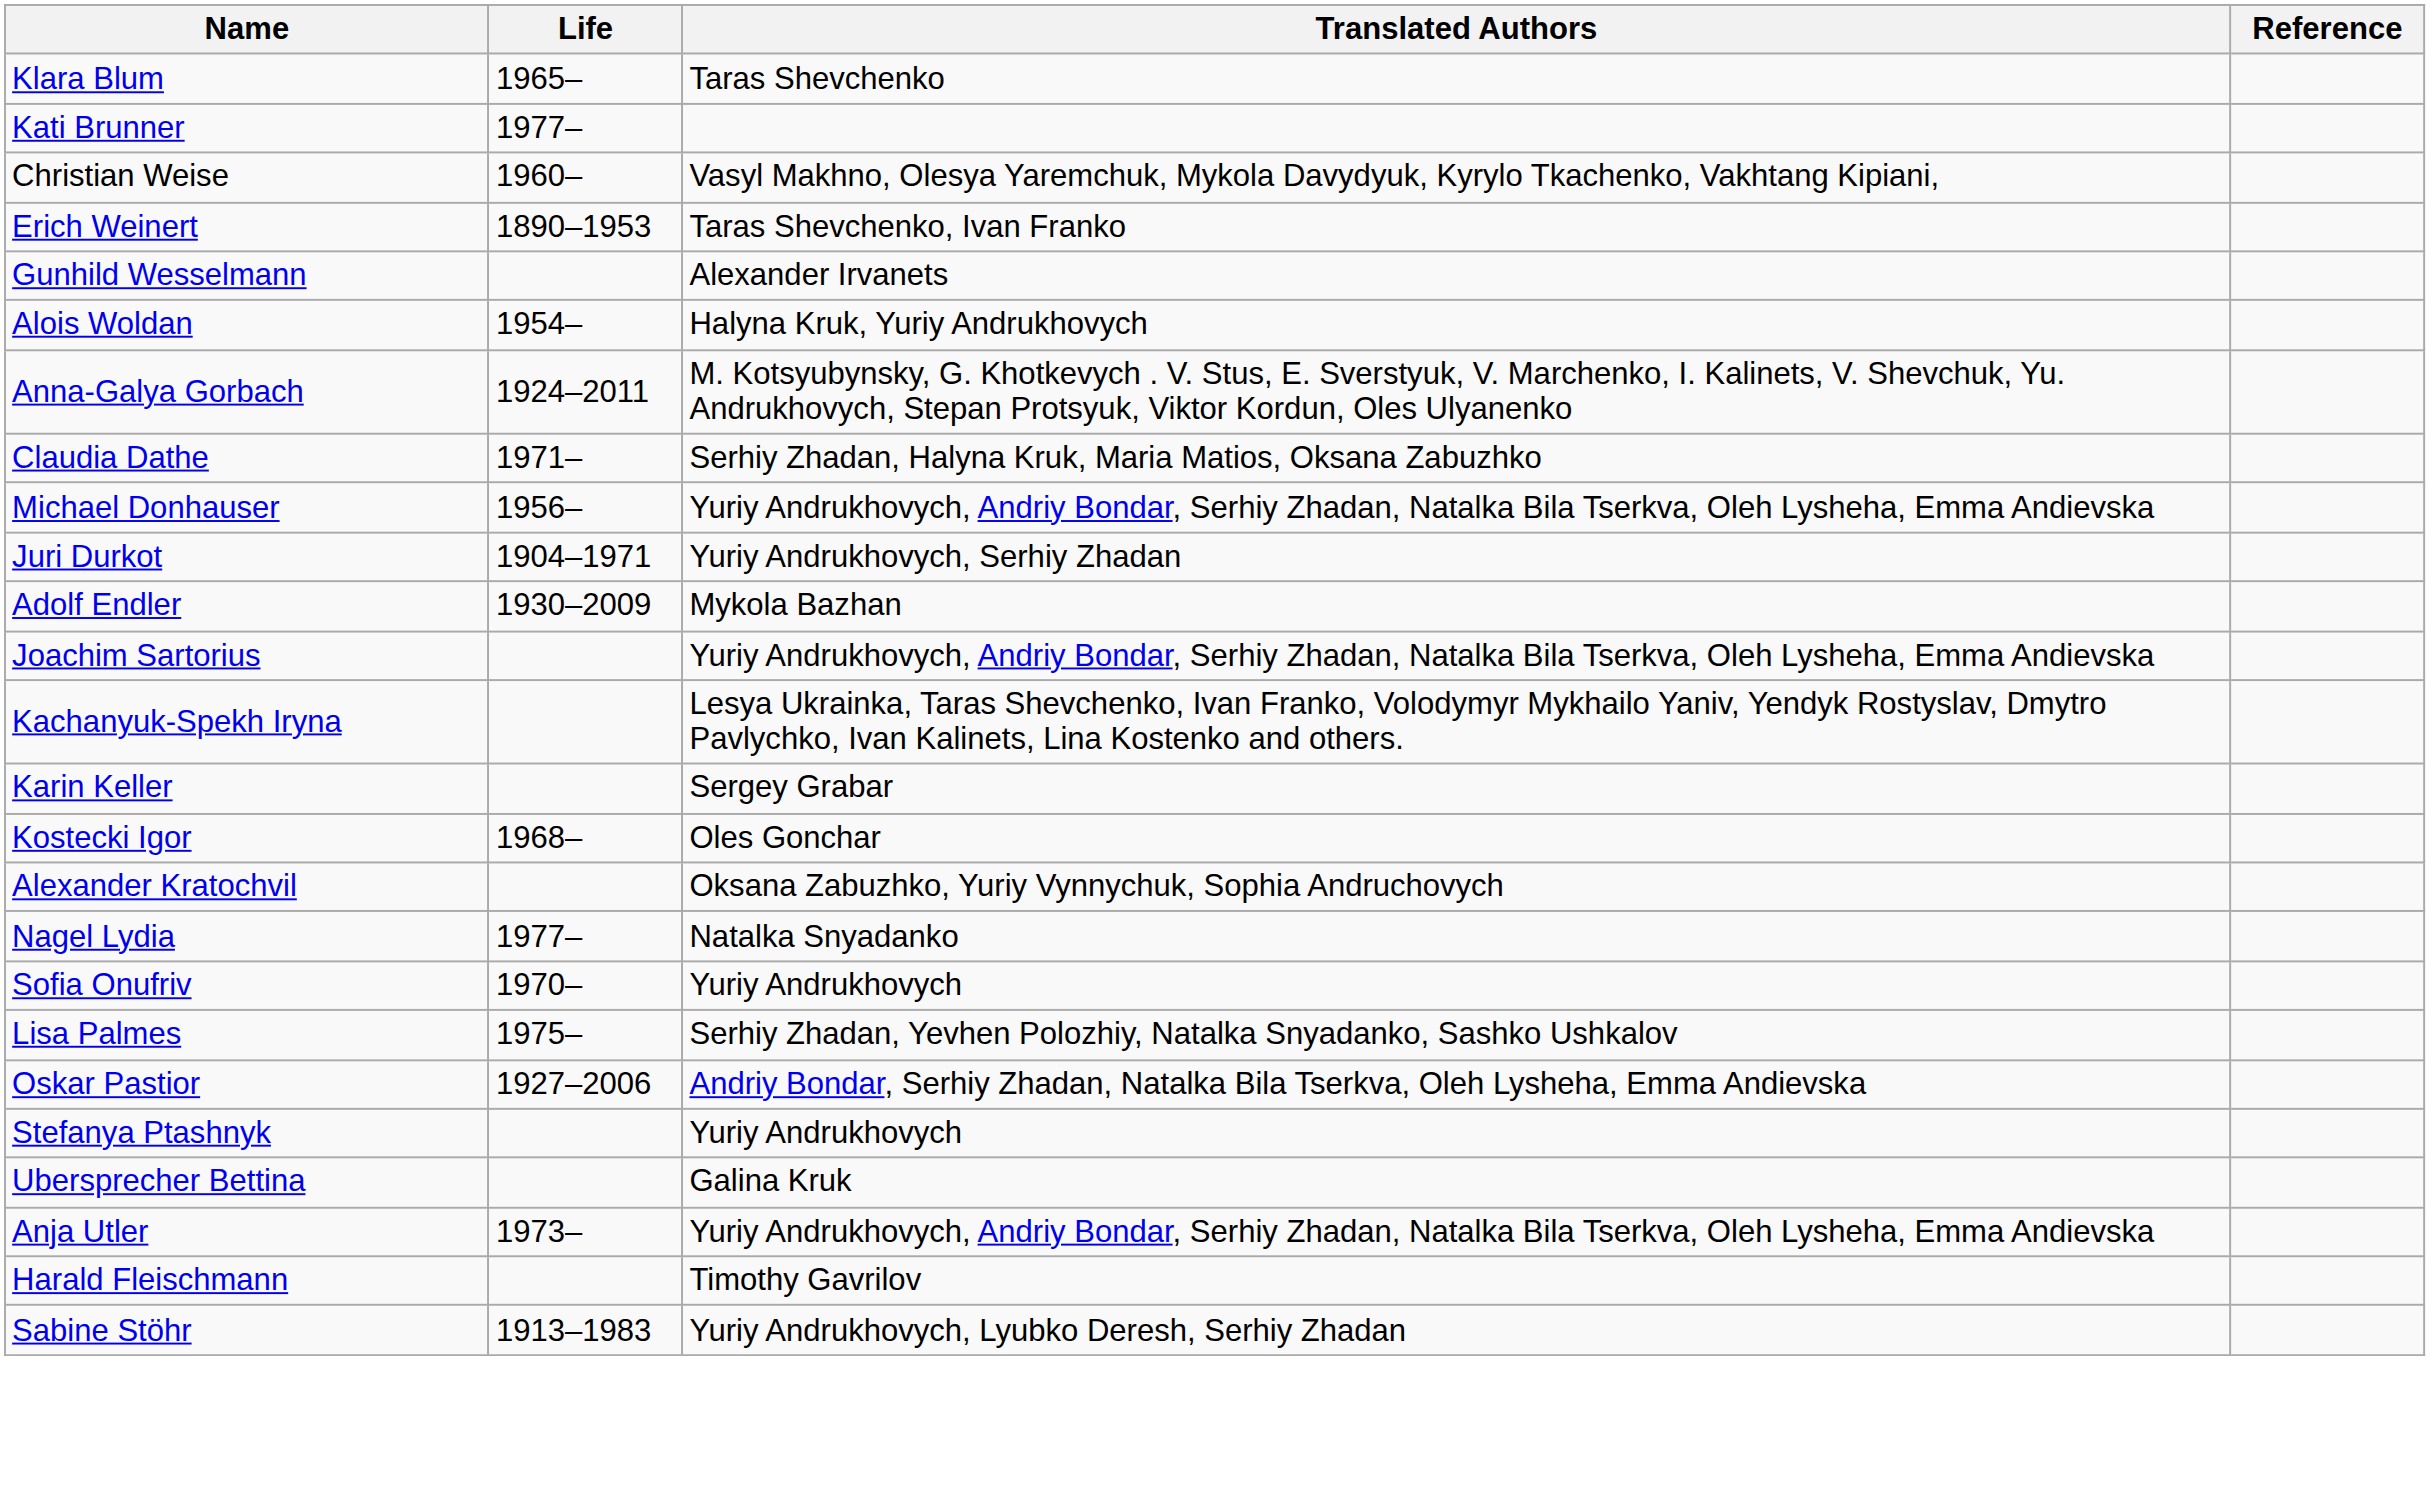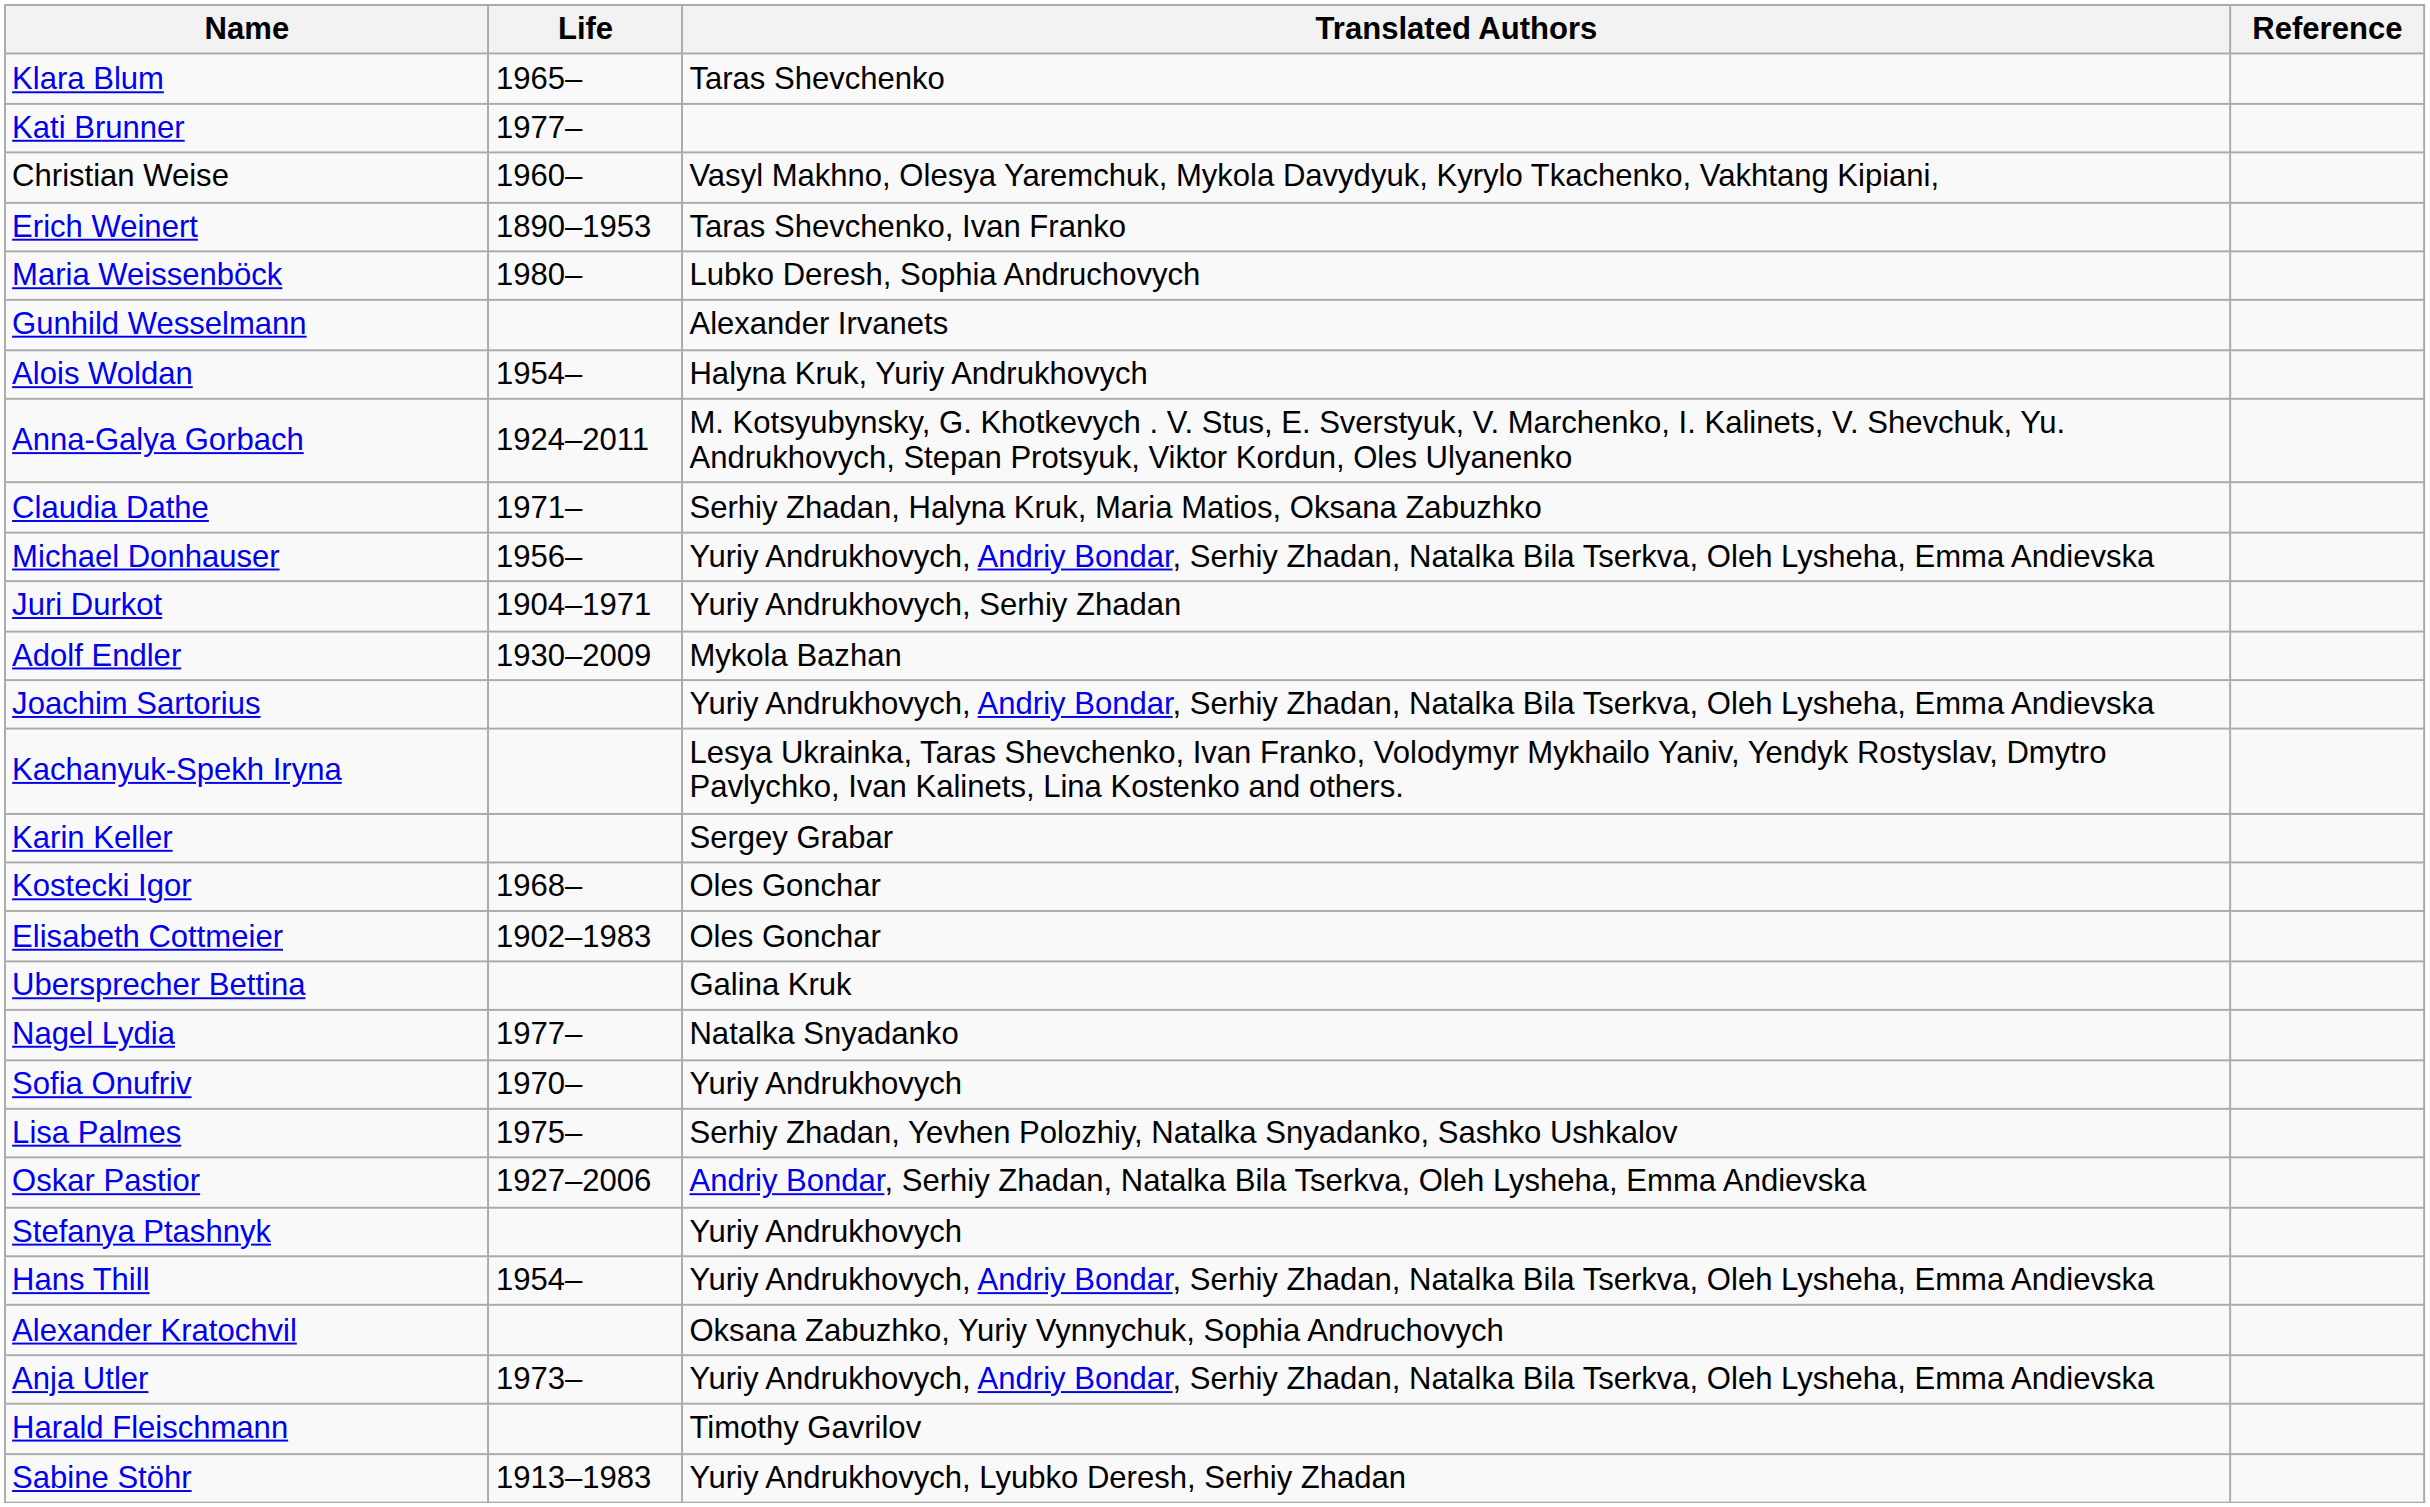+ row: (147, 275)
+ row: (148, 935)
rows swapped: (154, 886) <-> (159, 1181)
+ row: (81, 1280)
